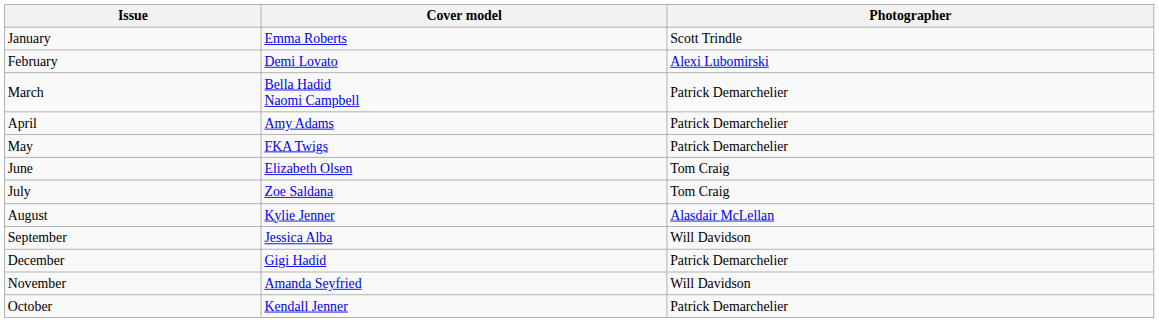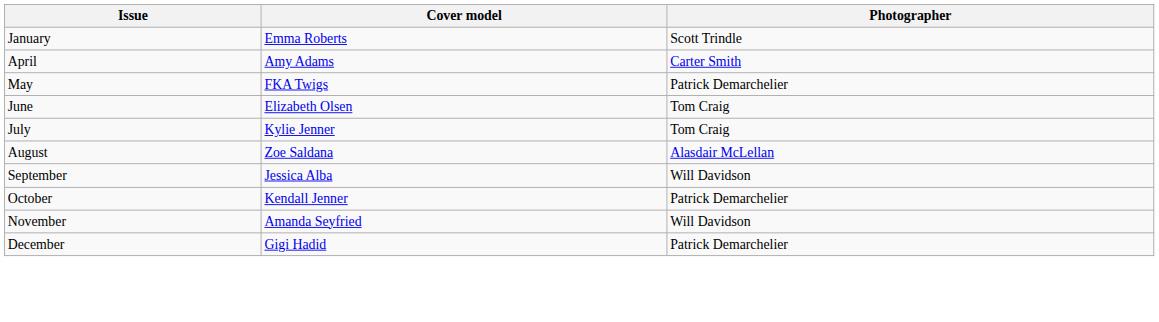- row: (33, 61)
- row: (26, 92)
(729, 123) Patrick Demarchelier -> (706, 61) Carter Smith
(299, 192) Zoe Saldana -> (300, 130) Kylie Jenner
(300, 214) Kylie Jenner -> (299, 152) Zoe Saldana
rows swapped: (30, 306) <-> (36, 260)
